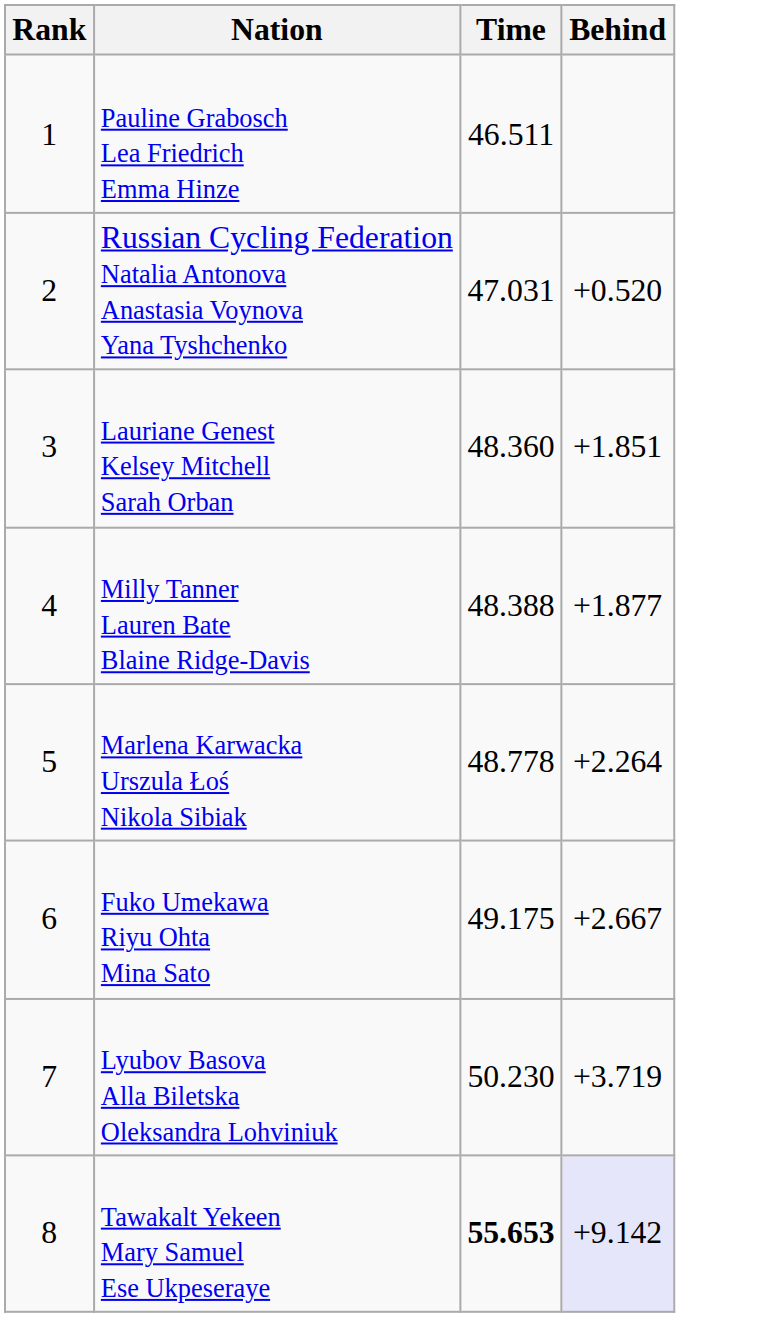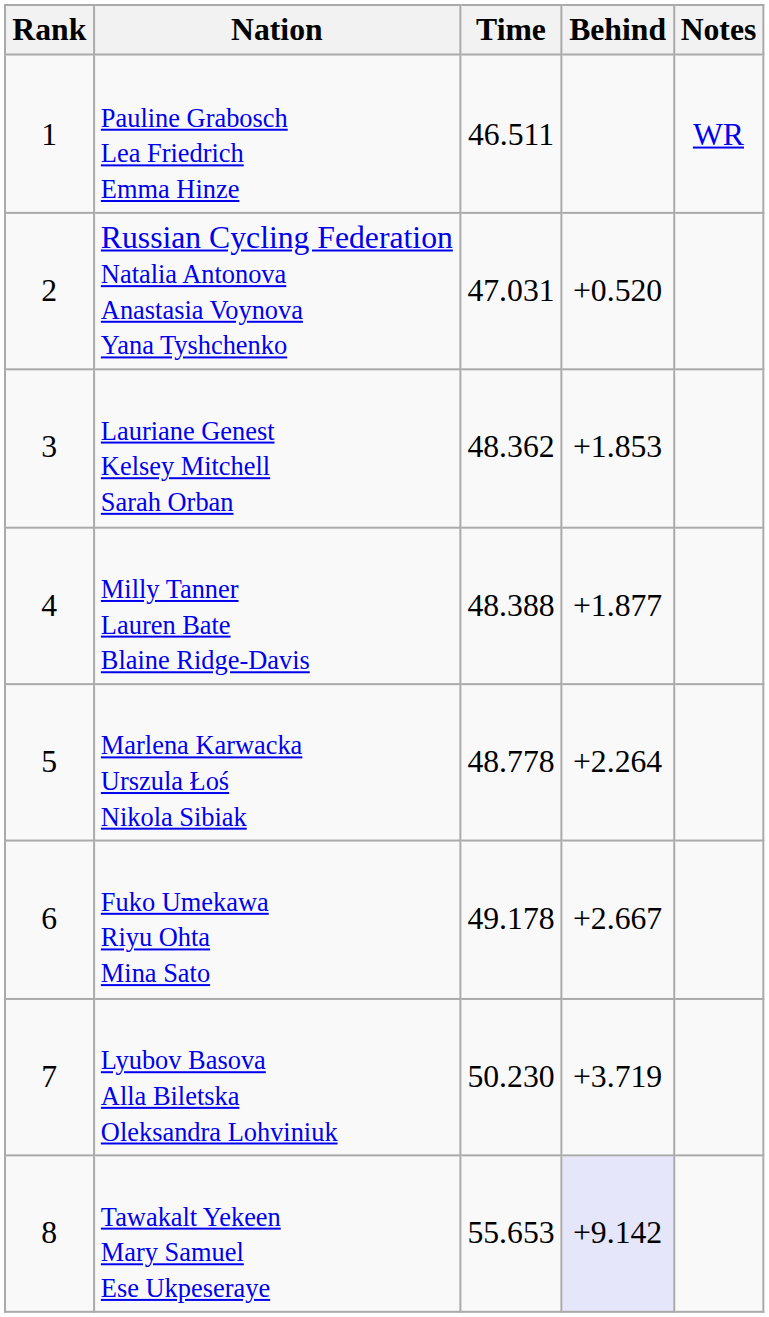+ column: (718, 29)
(511, 447) 48.360 -> (511, 447) 48.362
(618, 447) +1.851 -> (618, 447) +1.853
(511, 919) 49.175 -> (511, 919) 49.178
(511, 1233) bold -> (511, 1233) normal
